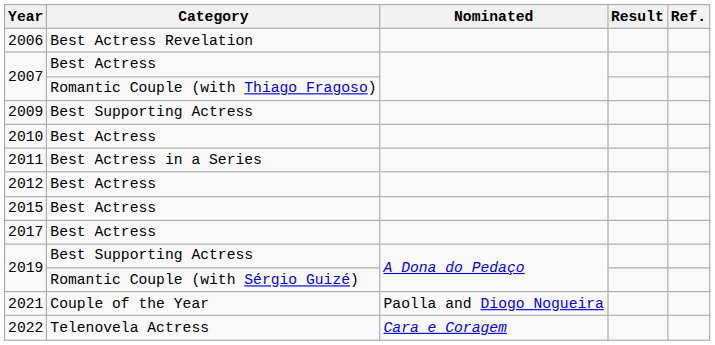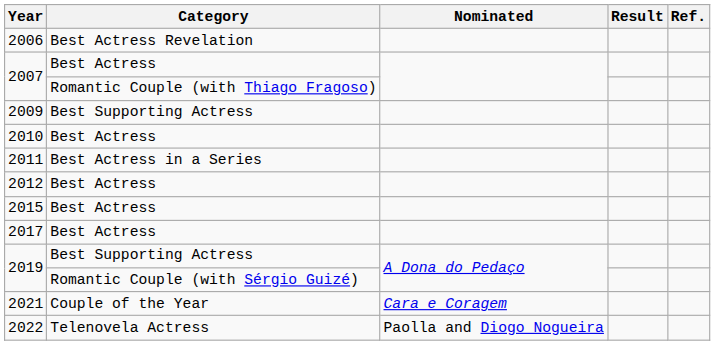(494, 304) Paolla and Diogo Nogueira -> (445, 304) Cara e Coragem
(445, 328) Cara e Coragem -> (494, 328) Paolla and Diogo Nogueira
